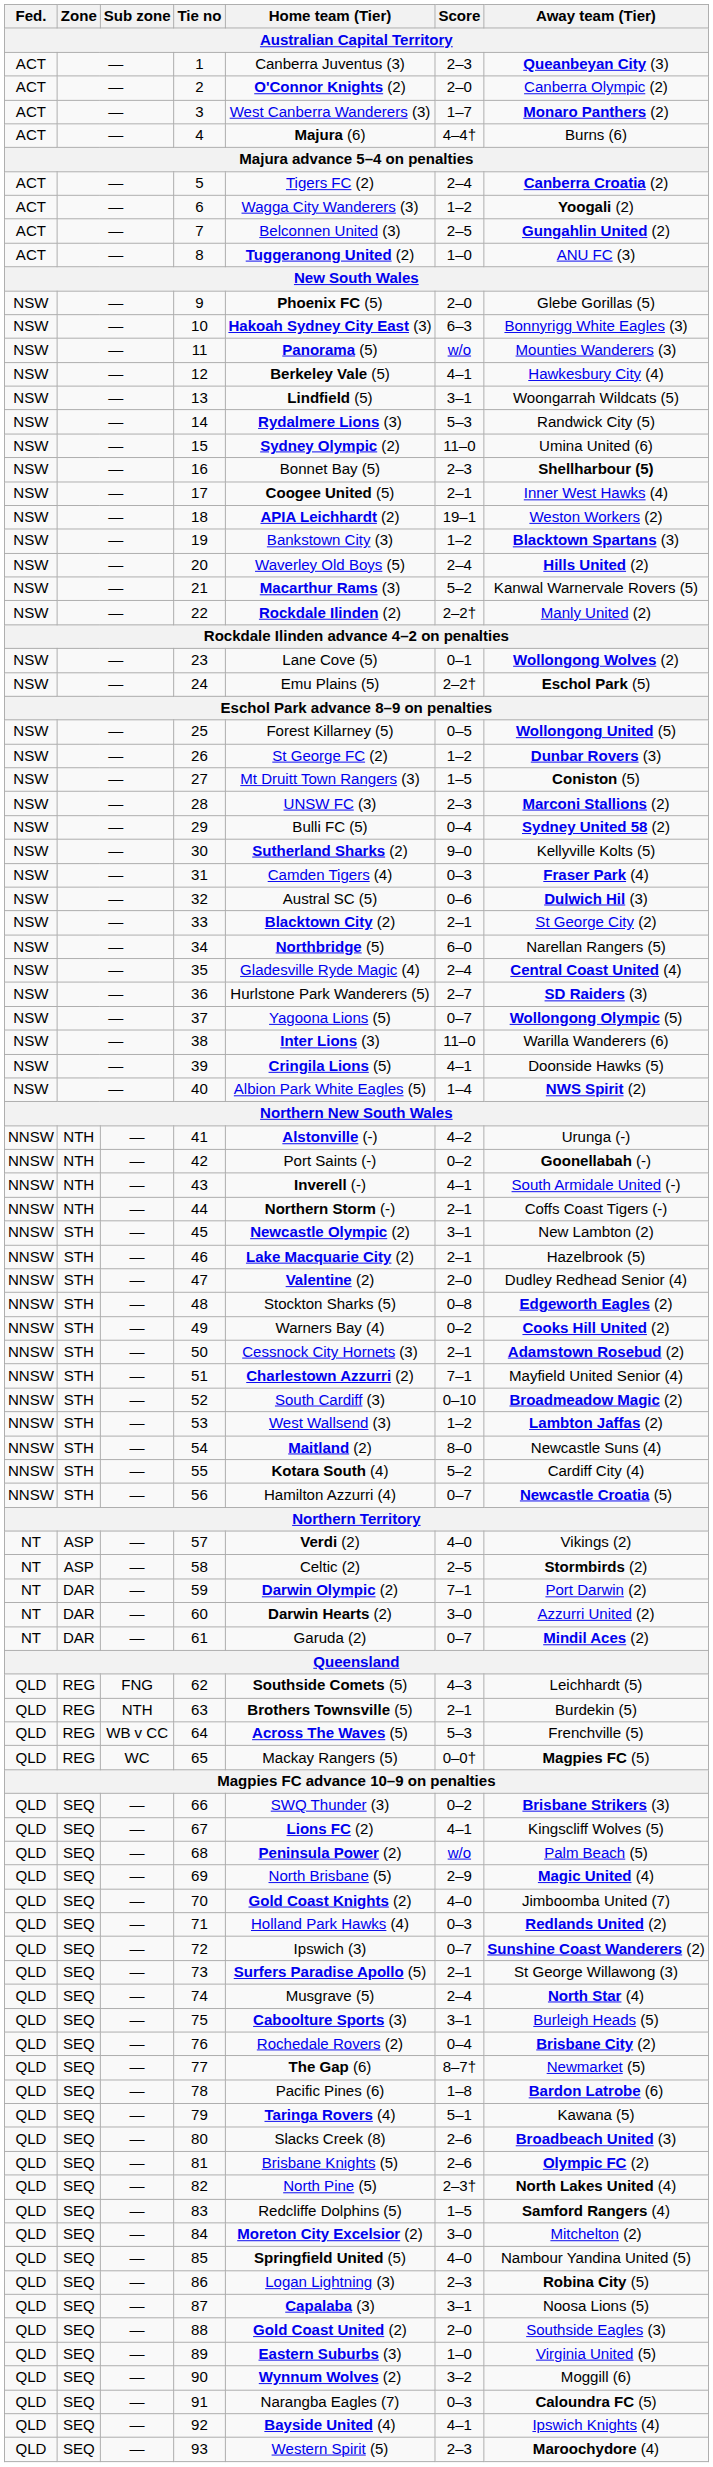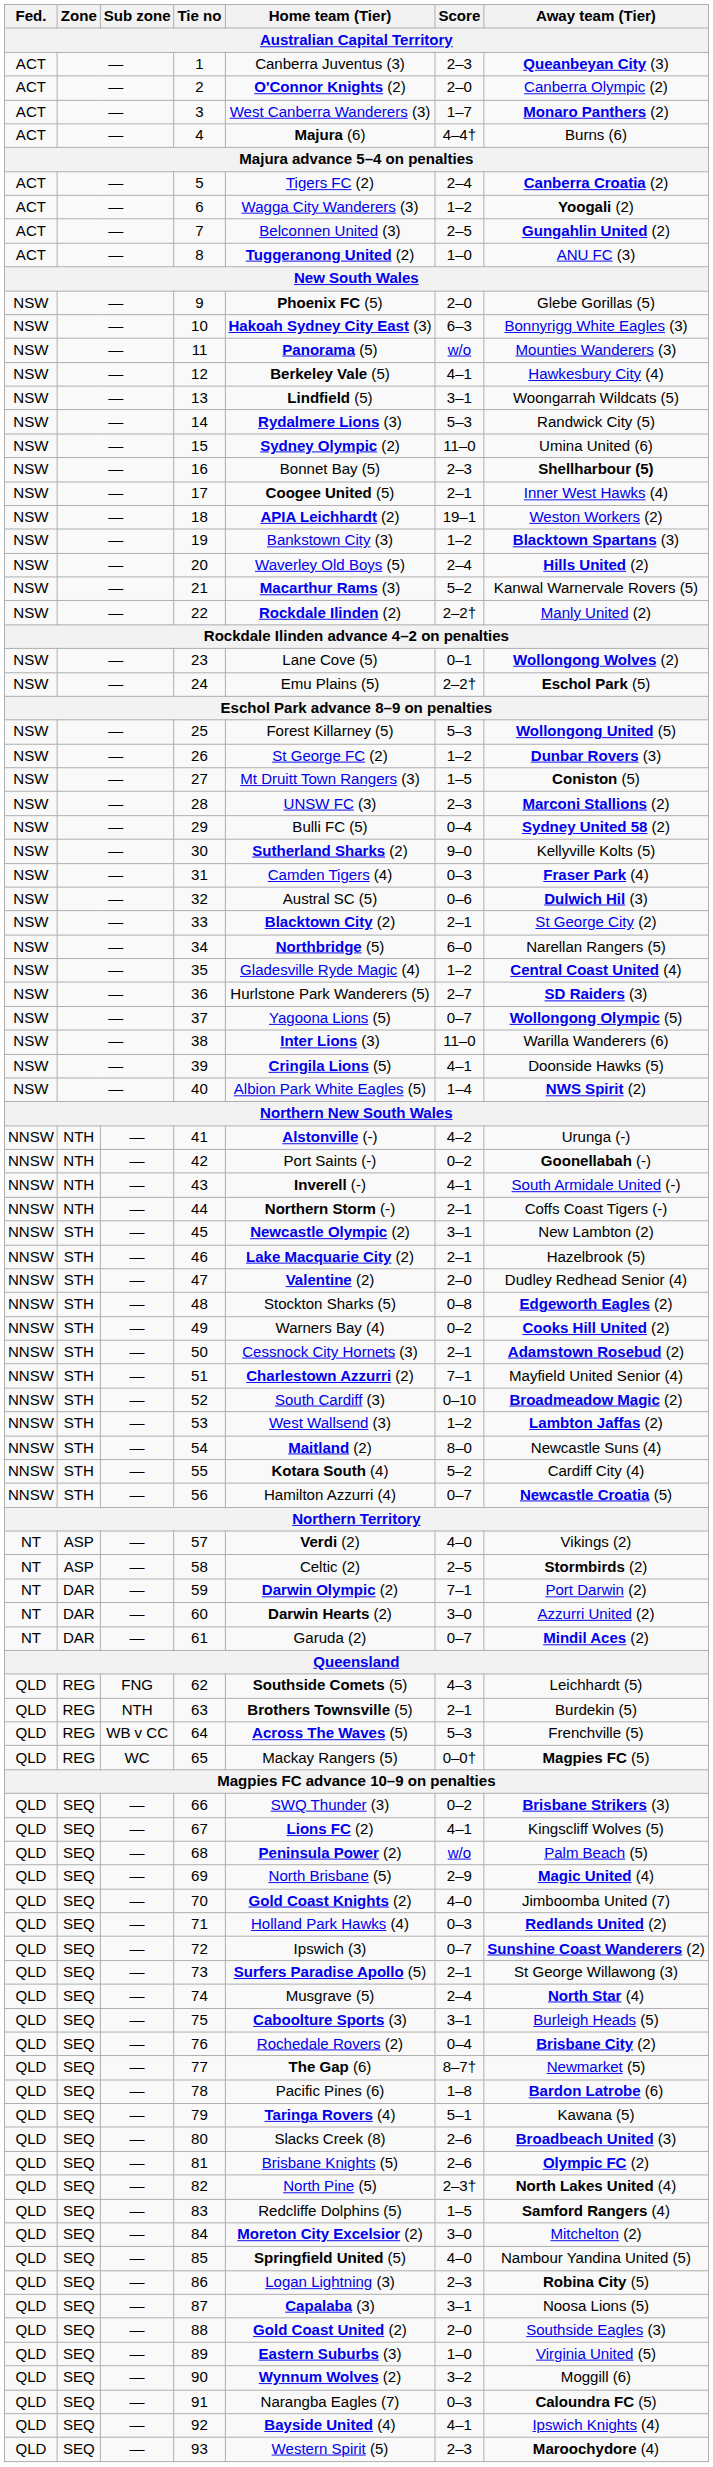(459, 732) 0–5 -> (459, 732) 5–3
(459, 970) 2–4 -> (459, 970) 1–2
